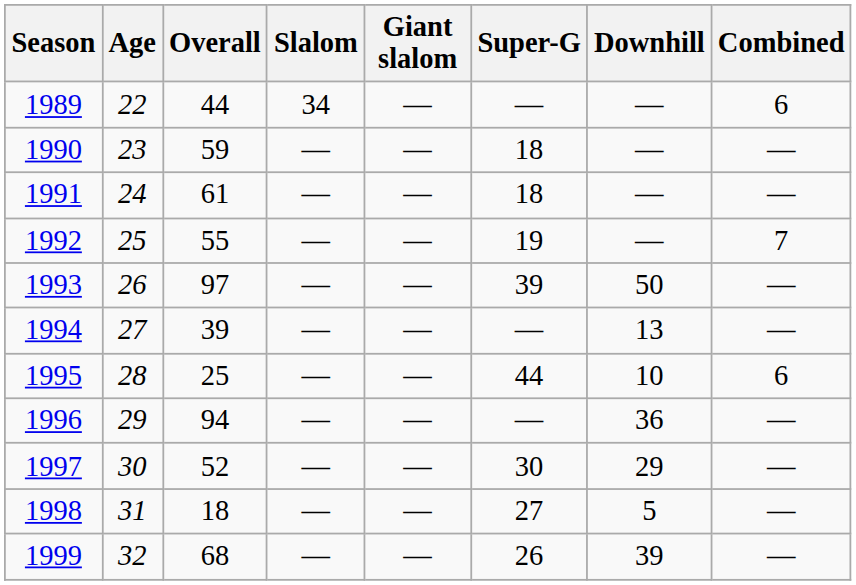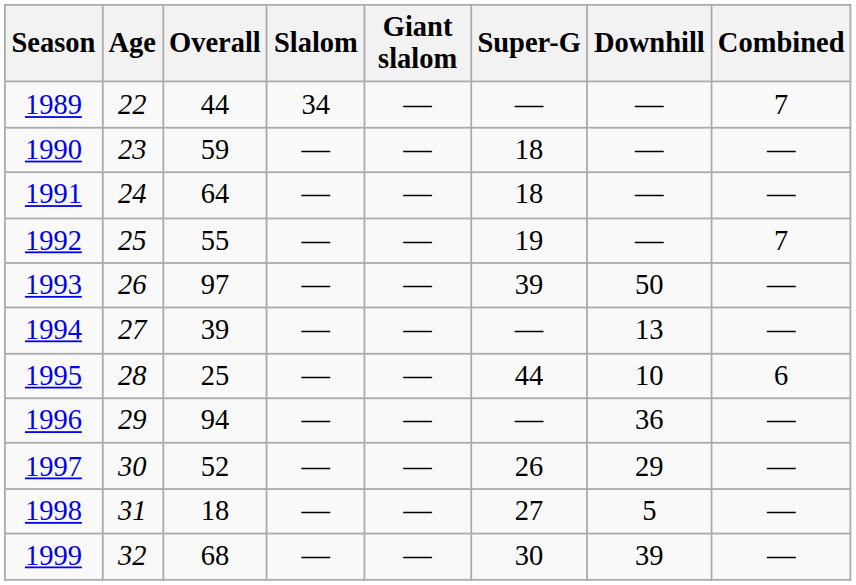(781, 104) 6 -> (781, 104) 7
(215, 194) 61 -> (215, 194) 64
(529, 465) 30 -> (529, 465) 26
(529, 555) 26 -> (529, 555) 30
